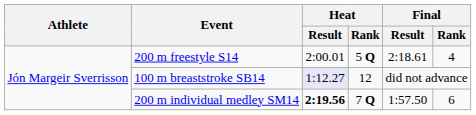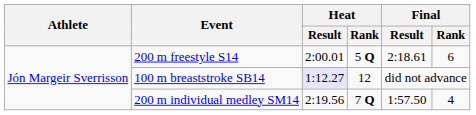(452, 57) 4 -> (451, 57) 6
(325, 99) bold -> (325, 99) normal
(452, 99) 6 -> (451, 99) 4
